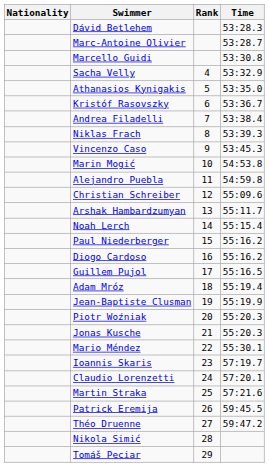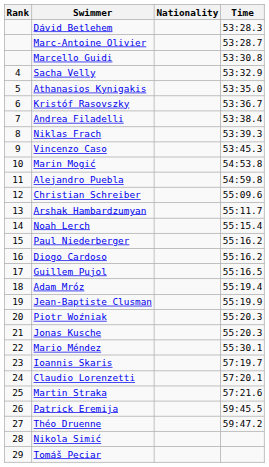columns swapped: (207, 12) <-> (38, 12)
